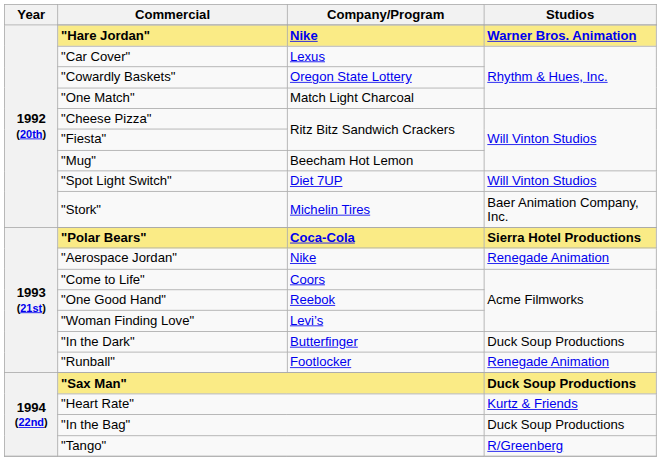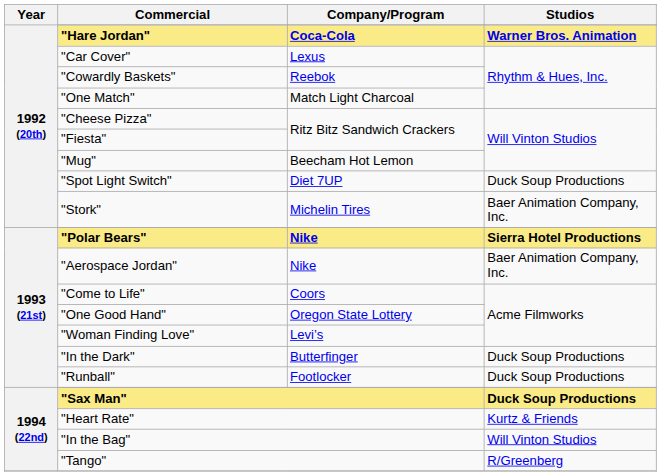(304, 35) Nike -> (322, 35) Coca-Cola
(351, 77) Oregon State Lottery -> (313, 77) Reebok
(542, 181) Will Vinton Studios -> (556, 181) Duck Soup Productions
(322, 237) Coca-Cola -> (304, 237) Nike
(548, 258) Renegade Animation -> (563, 265) Baer Animation Company, Inc.
(313, 300) Reebok -> (351, 314) Oregon State Lottery
(548, 362) Renegade Animation -> (556, 377) Duck Soup Productions
(556, 425) Duck Soup Productions -> (542, 439) Will Vinton Studios
